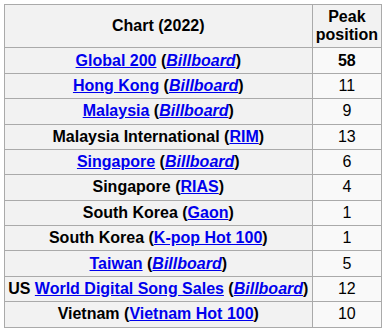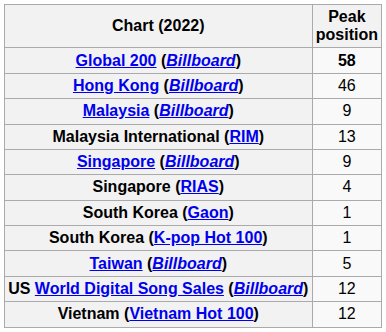(347, 85) 11 -> (347, 85) 46
(347, 162) 6 -> (347, 162) 9
(347, 314) 10 -> (347, 314) 12
